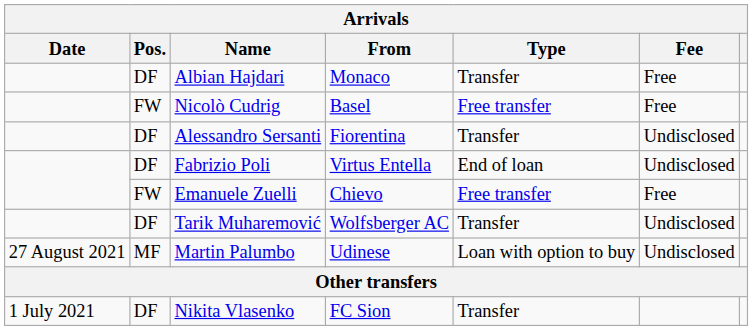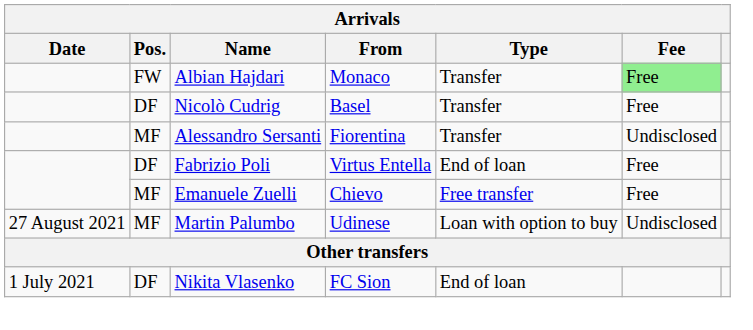(146, 77) DF -> (148, 77) FW
(660, 77) no background -> (642, 77) lightgreen background
(148, 106) FW -> (146, 106) DF
(504, 106) Free transfer -> (471, 106) Transfer
(146, 135) DF -> (147, 135) MF
(689, 164) Undisclosed -> (642, 164) Free
(148, 194) FW -> (147, 194) MF
- row: (248, 223)
(488, 310) Transfer -> (483, 281) End of loan
